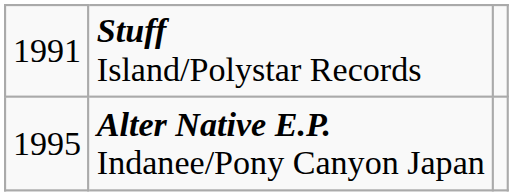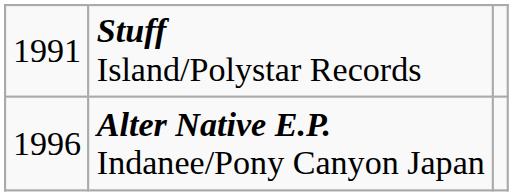(47, 143) 1995 -> (47, 143) 1996
